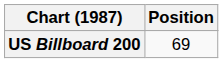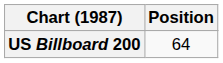(181, 44) 69 -> (181, 44) 64
